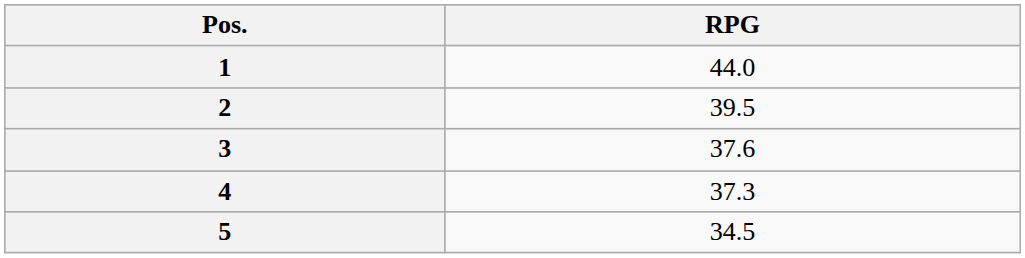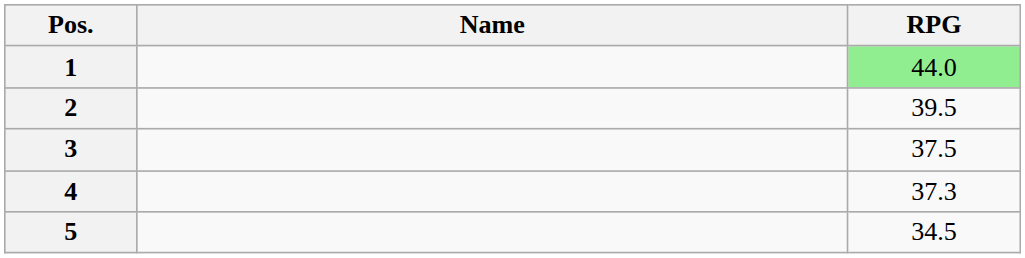+ column: (492, 25)
(733, 66) no background -> (934, 66) lightgreen background
(733, 149) 37.6 -> (934, 149) 37.5
